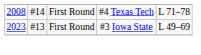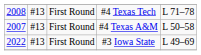(37, 12) #14 -> (37, 12) #13
+ row: (128, 27)
(16, 27) 2023 -> (16, 42) 2022
